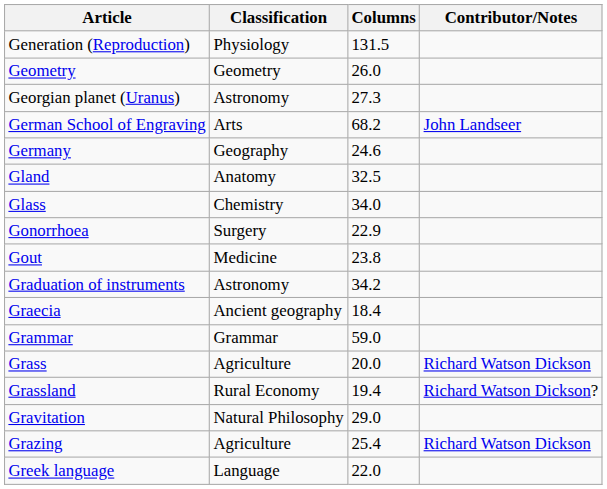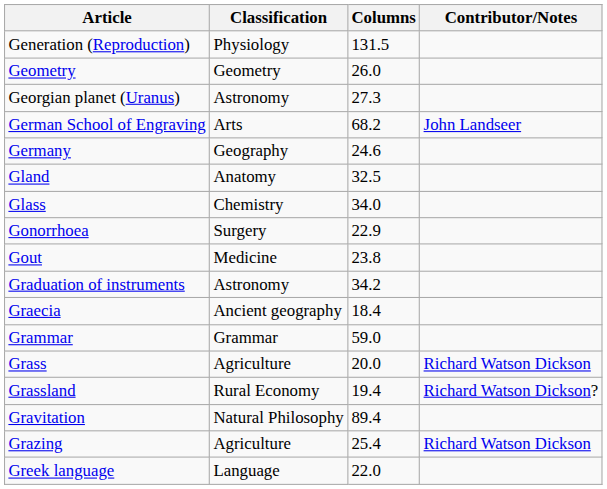(366, 417) 29.0 -> (366, 417) 89.4
